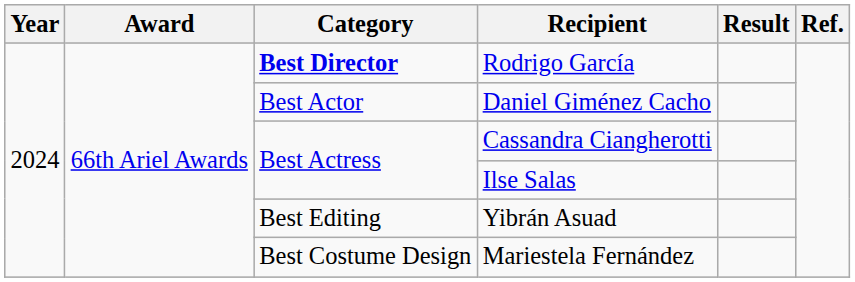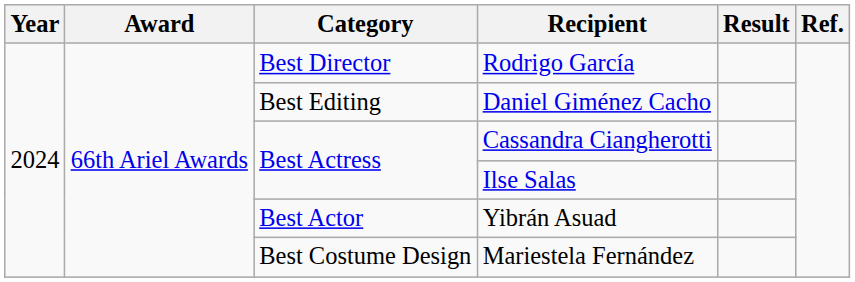(329, 62) bold -> (325, 62) normal
(311, 101) Best Actor -> (320, 101) Best Editing
(320, 218) Best Editing -> (311, 218) Best Actor
